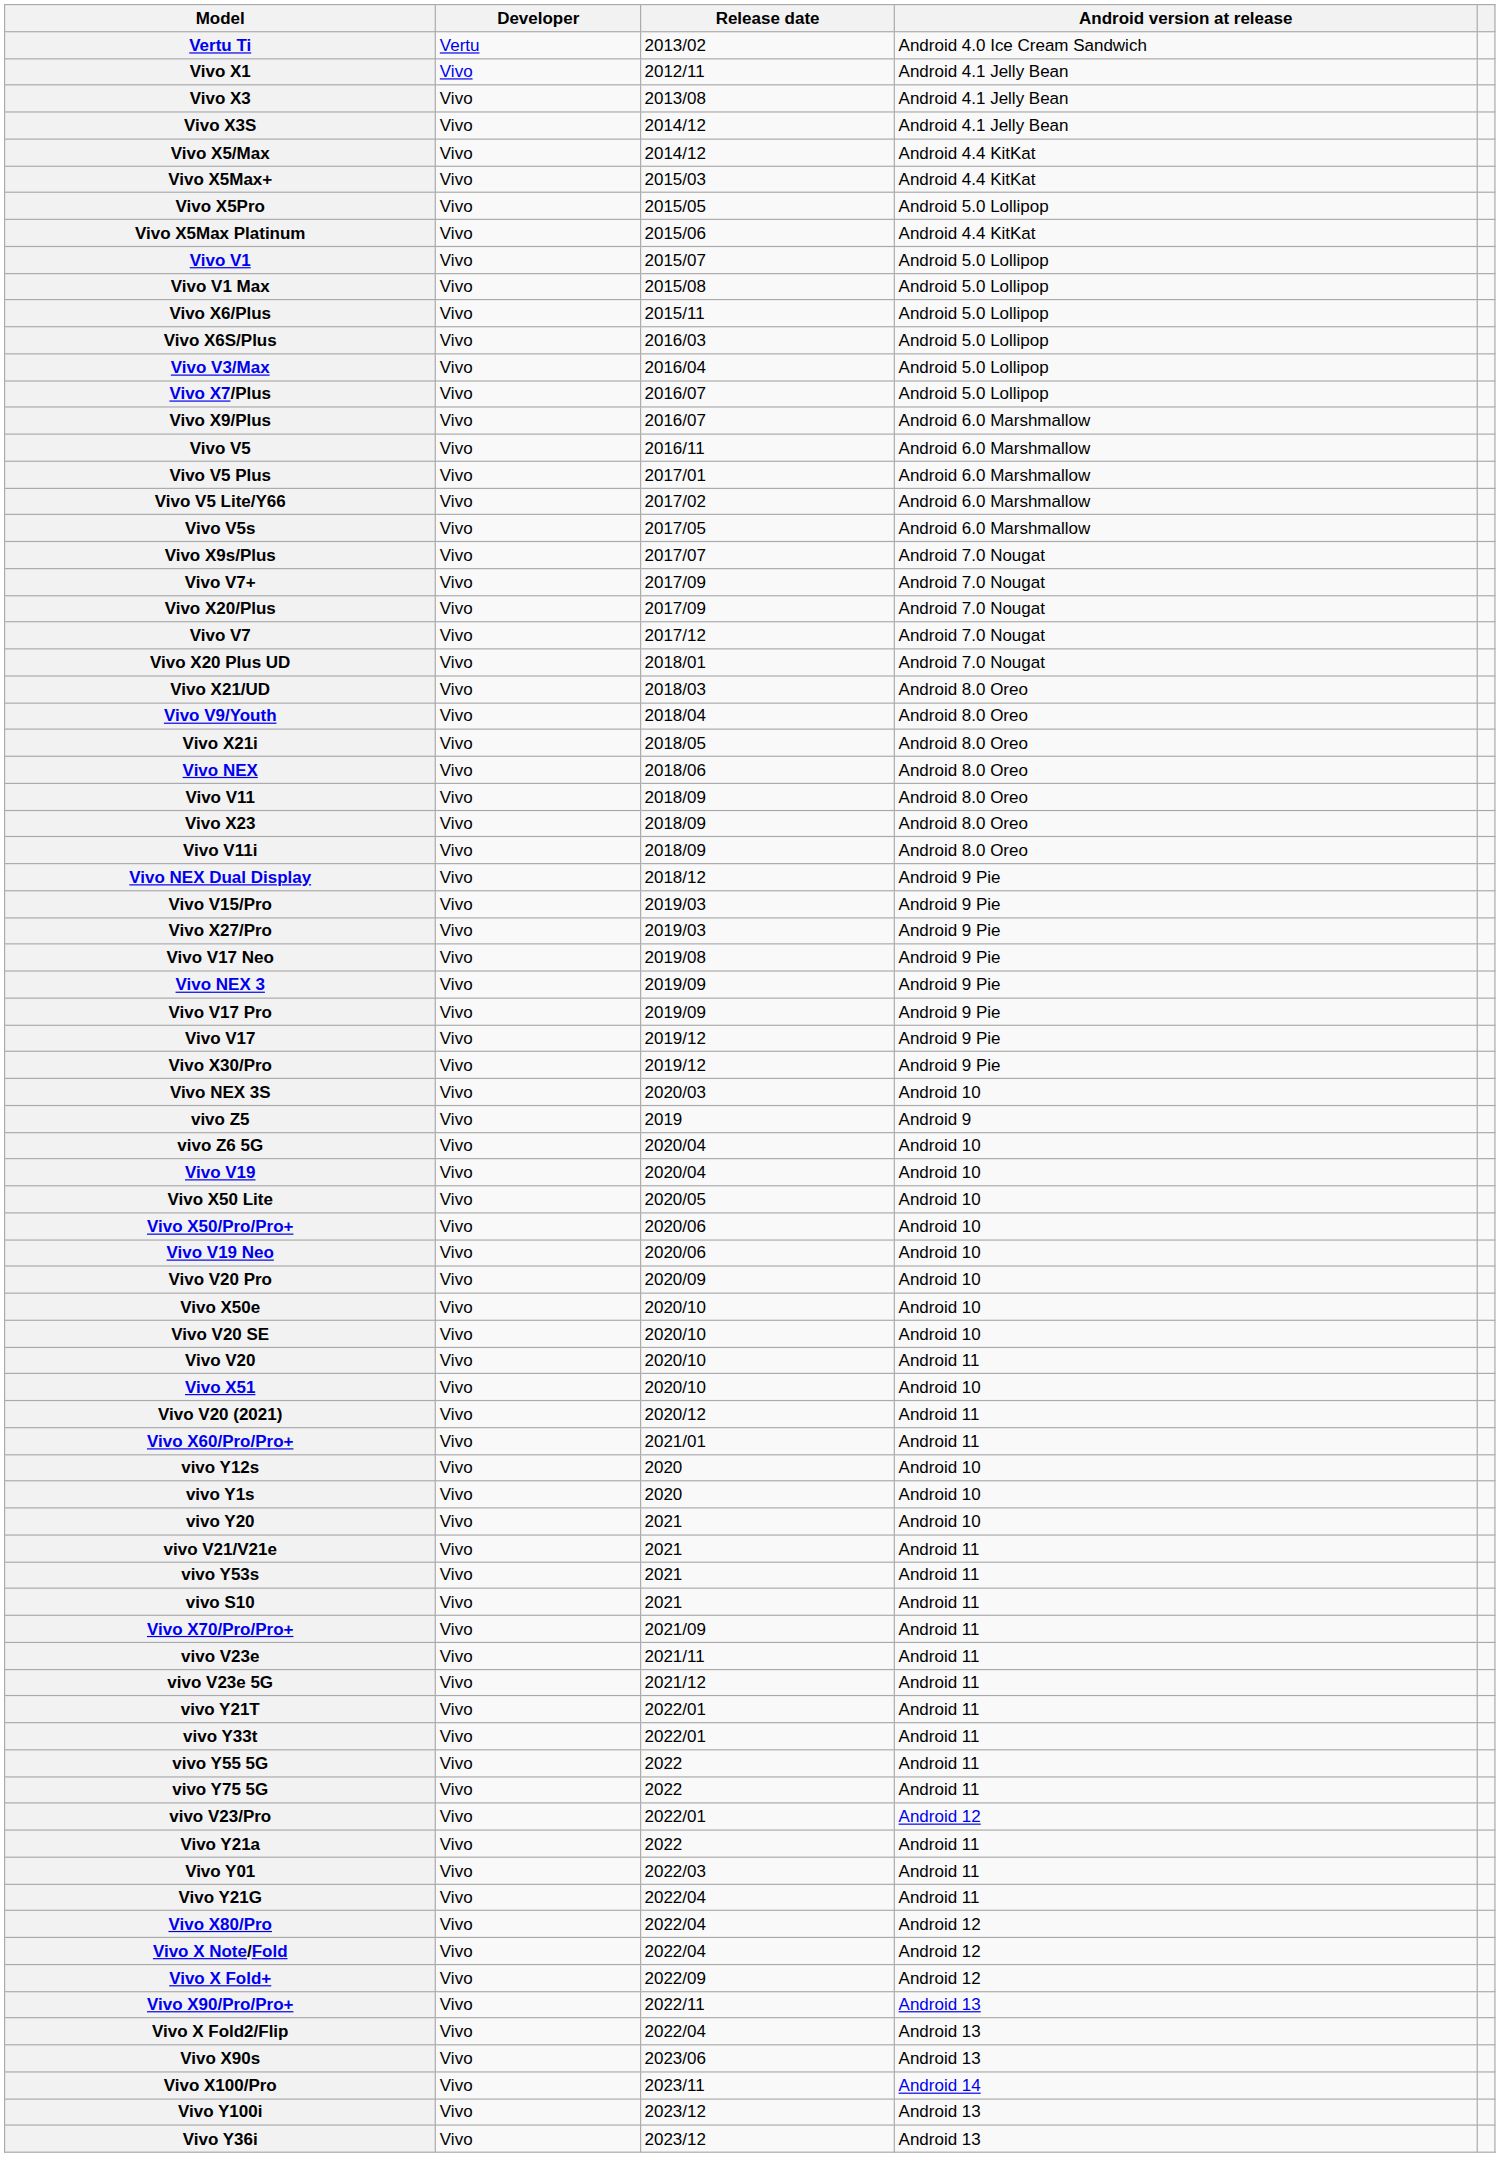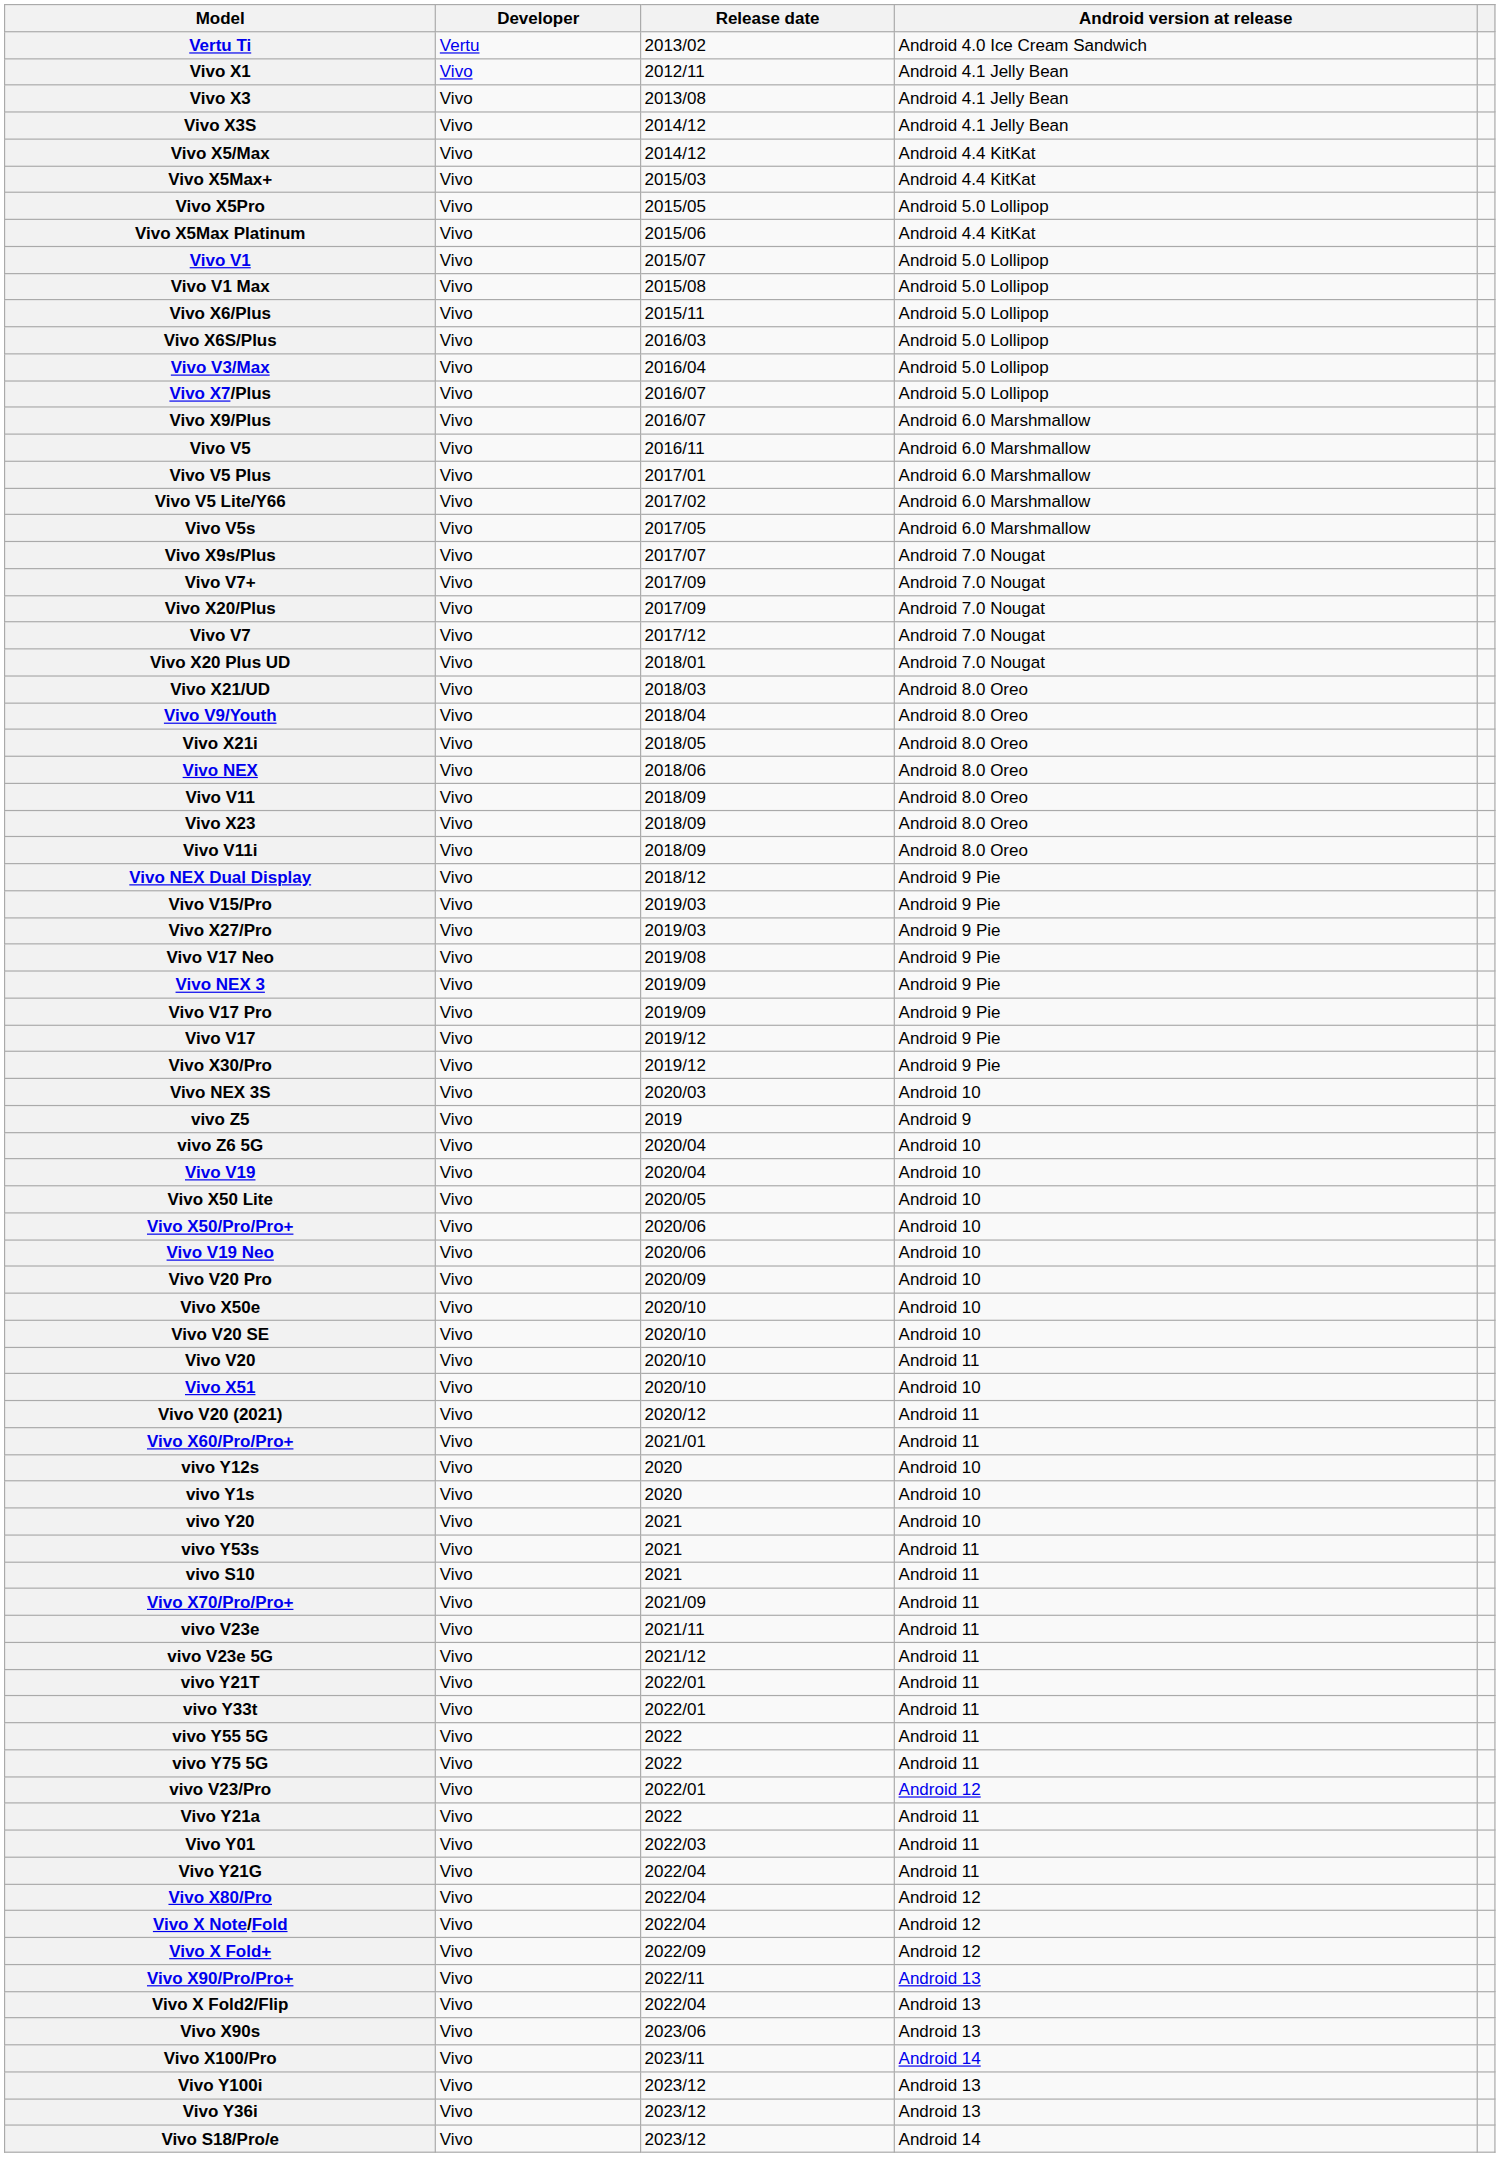- row: (220, 1549)
+ row: (220, 2139)
